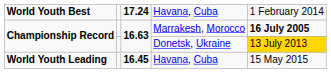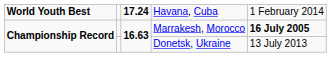(278, 44) gold background -> (278, 44) no background
- row: (57, 60)
